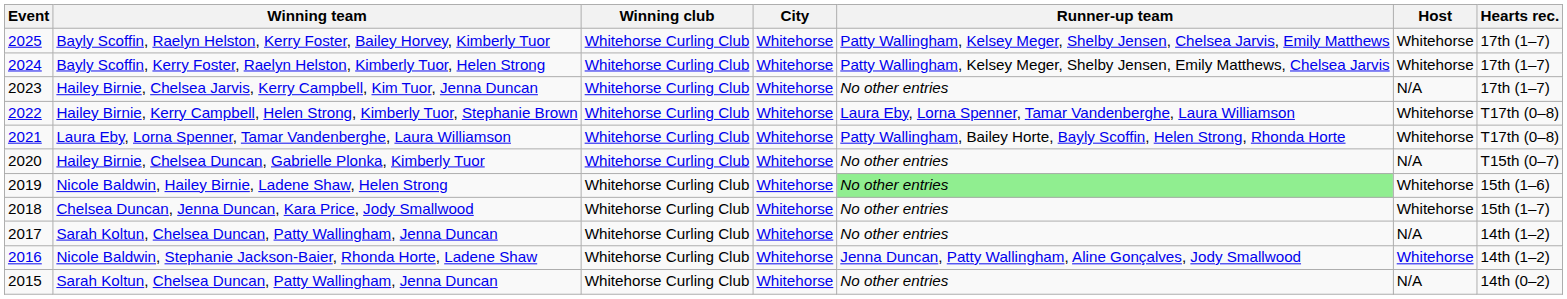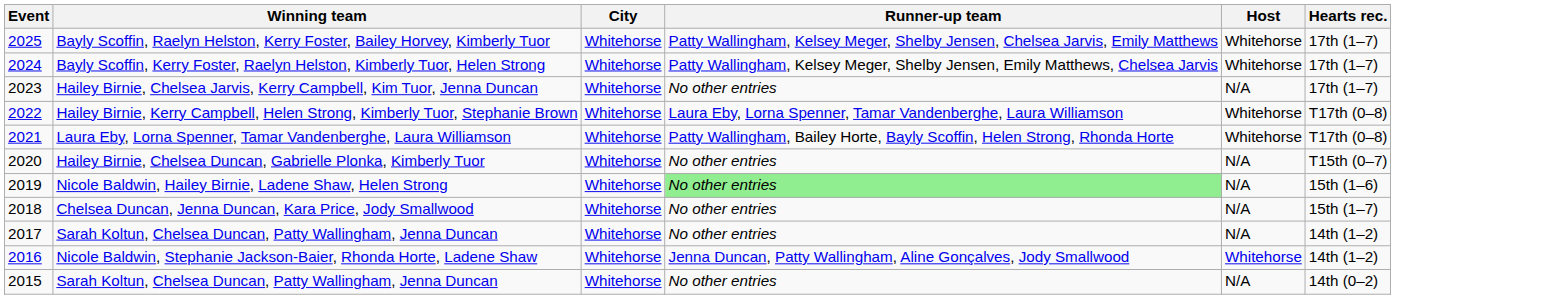- column: (667, 16)
(1435, 185) Whitehorse -> (1238, 185) N/A
(1435, 209) Whitehorse -> (1238, 209) N/A
